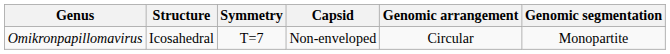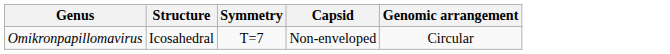- column: (594, 15)
